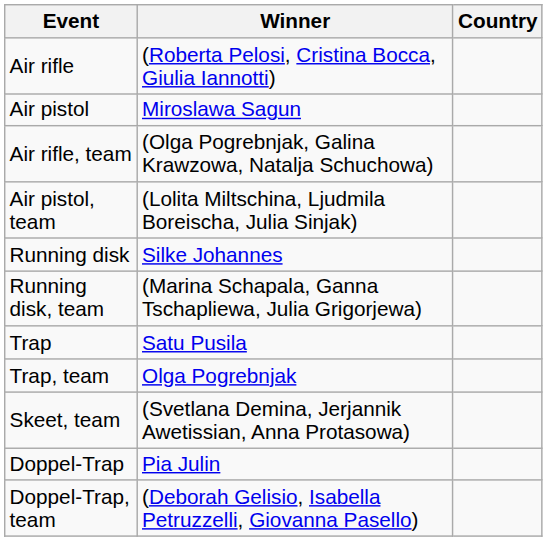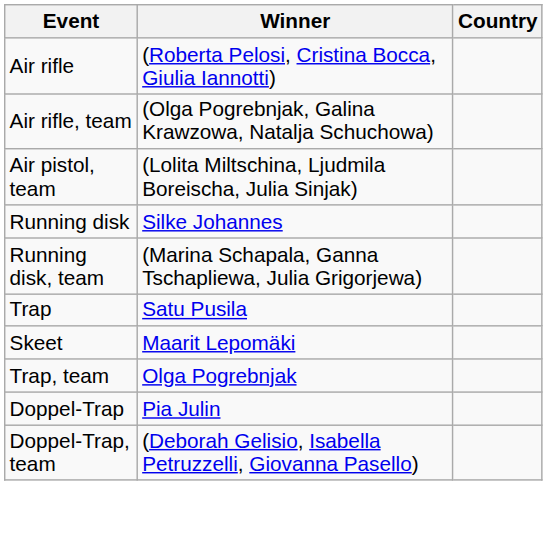- row: (49, 110)
+ row: (36, 343)
- row: (65, 420)
